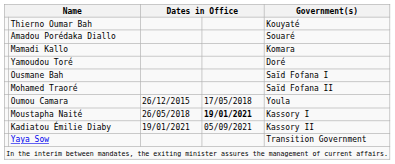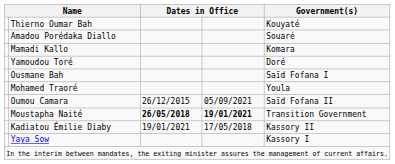(300, 88) Saïd Fofana II -> (278, 88) Youla
(228, 101) 17/05/2018 -> (228, 101) 05/09/2021
(278, 101) Youla -> (300, 101) Saïd Fofana II
(166, 114) normal -> (166, 114) bold
(288, 114) Kassory I -> (316, 114) Transition Government
(228, 127) 05/09/2021 -> (228, 127) 17/05/2018
(316, 140) Transition Government -> (288, 140) Kassory I
